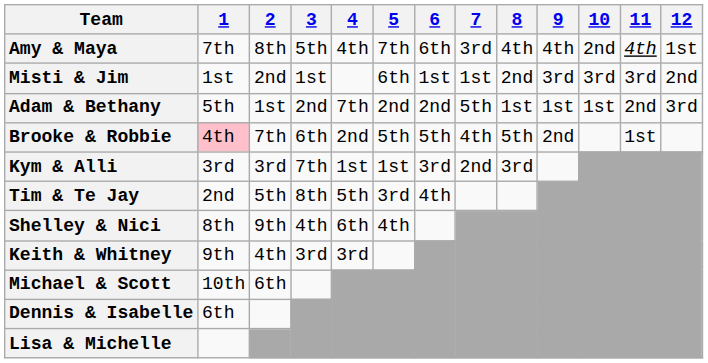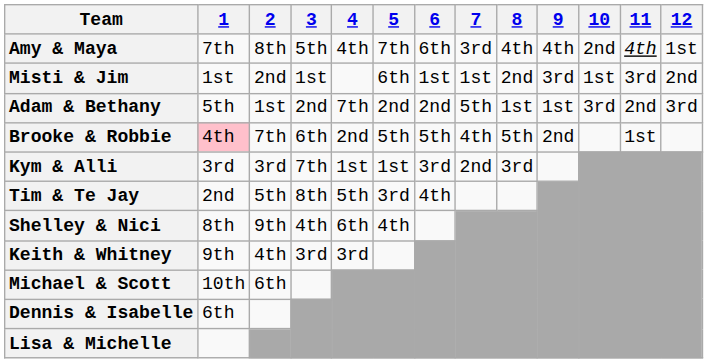(599, 78) 3rd -> (599, 78) 1st
(599, 108) 1st -> (599, 108) 3rd
